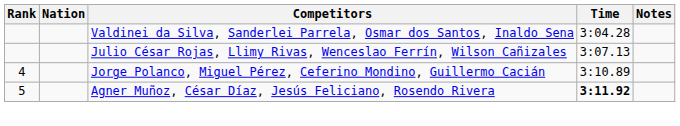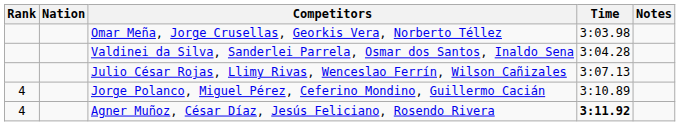+ row: (296, 34)
(22, 92) 5 -> (22, 111) 4
